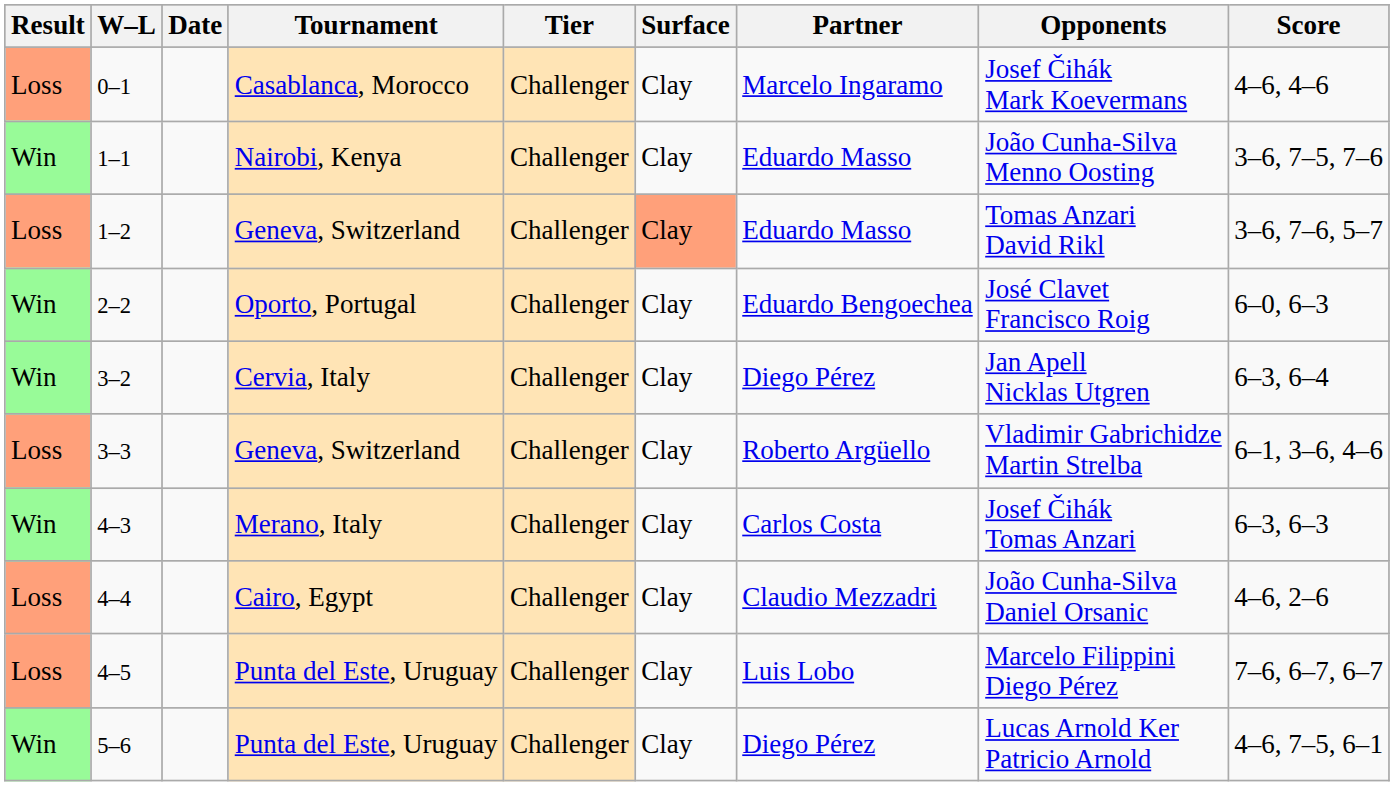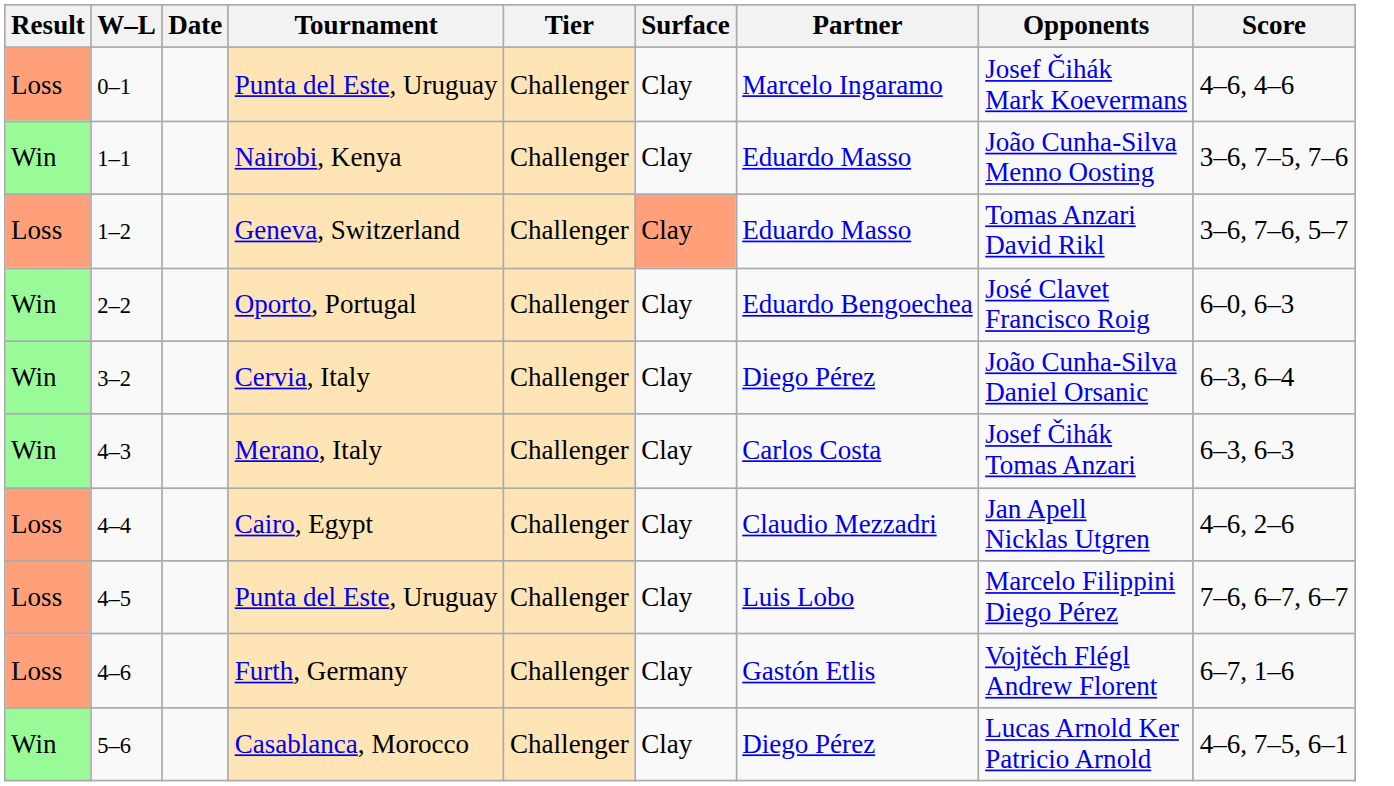(352, 84) Casablanca, Morocco -> (366, 84) Punta del Este, Uruguay
(1067, 377) Jan Apell Nicklas Utgren -> (1081, 377) João Cunha-Silva Daniel Orsanic
- row: (114, 452)
(1081, 597) João Cunha-Silva Daniel Orsanic -> (1067, 523) Jan Apell Nicklas Utgren
+ row: (114, 672)
(366, 743) Punta del Este, Uruguay -> (352, 743) Casablanca, Morocco
